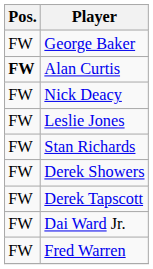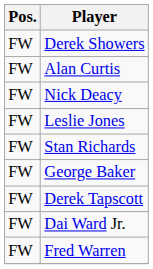rows swapped: (90, 43) <-> (94, 172)
(21, 69) bold -> (21, 69) normal
